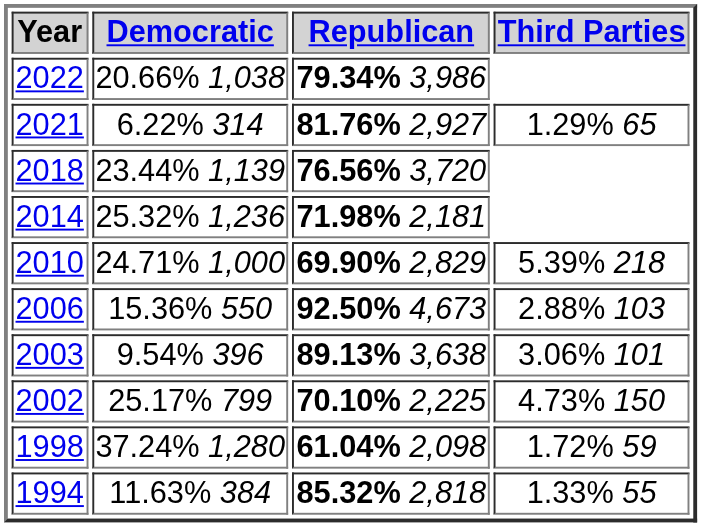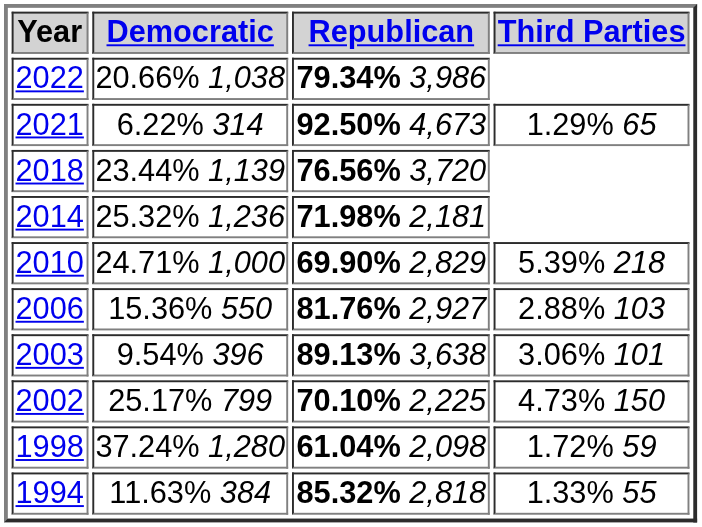(391, 124) 81.76% 2,927 -> (391, 124) 92.50% 4,673
(391, 308) 92.50% 4,673 -> (391, 308) 81.76% 2,927
